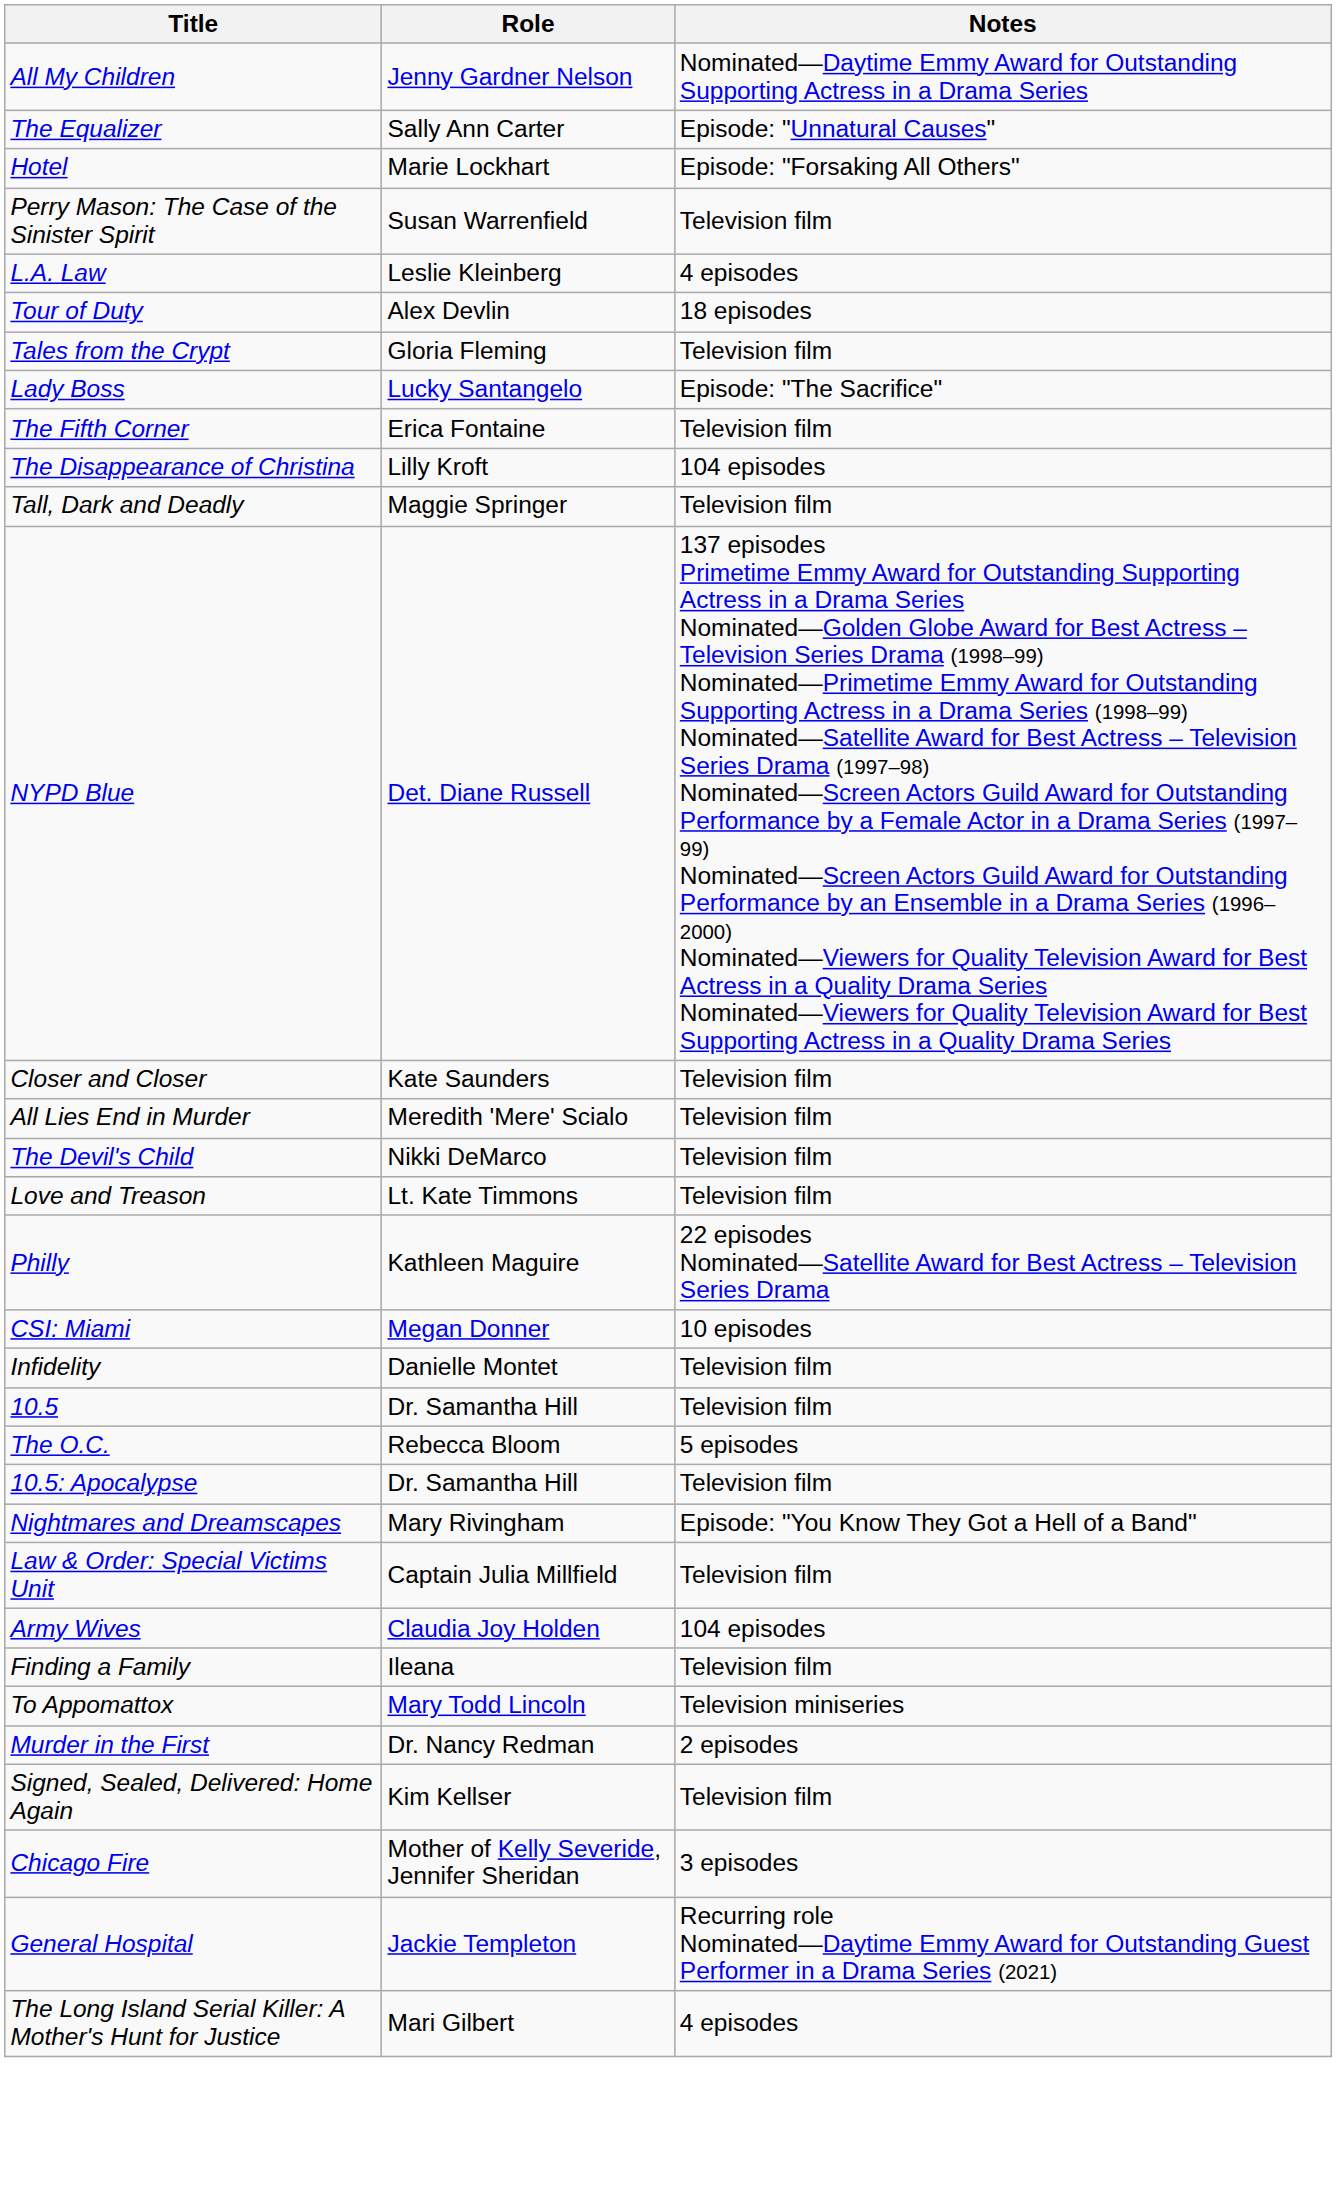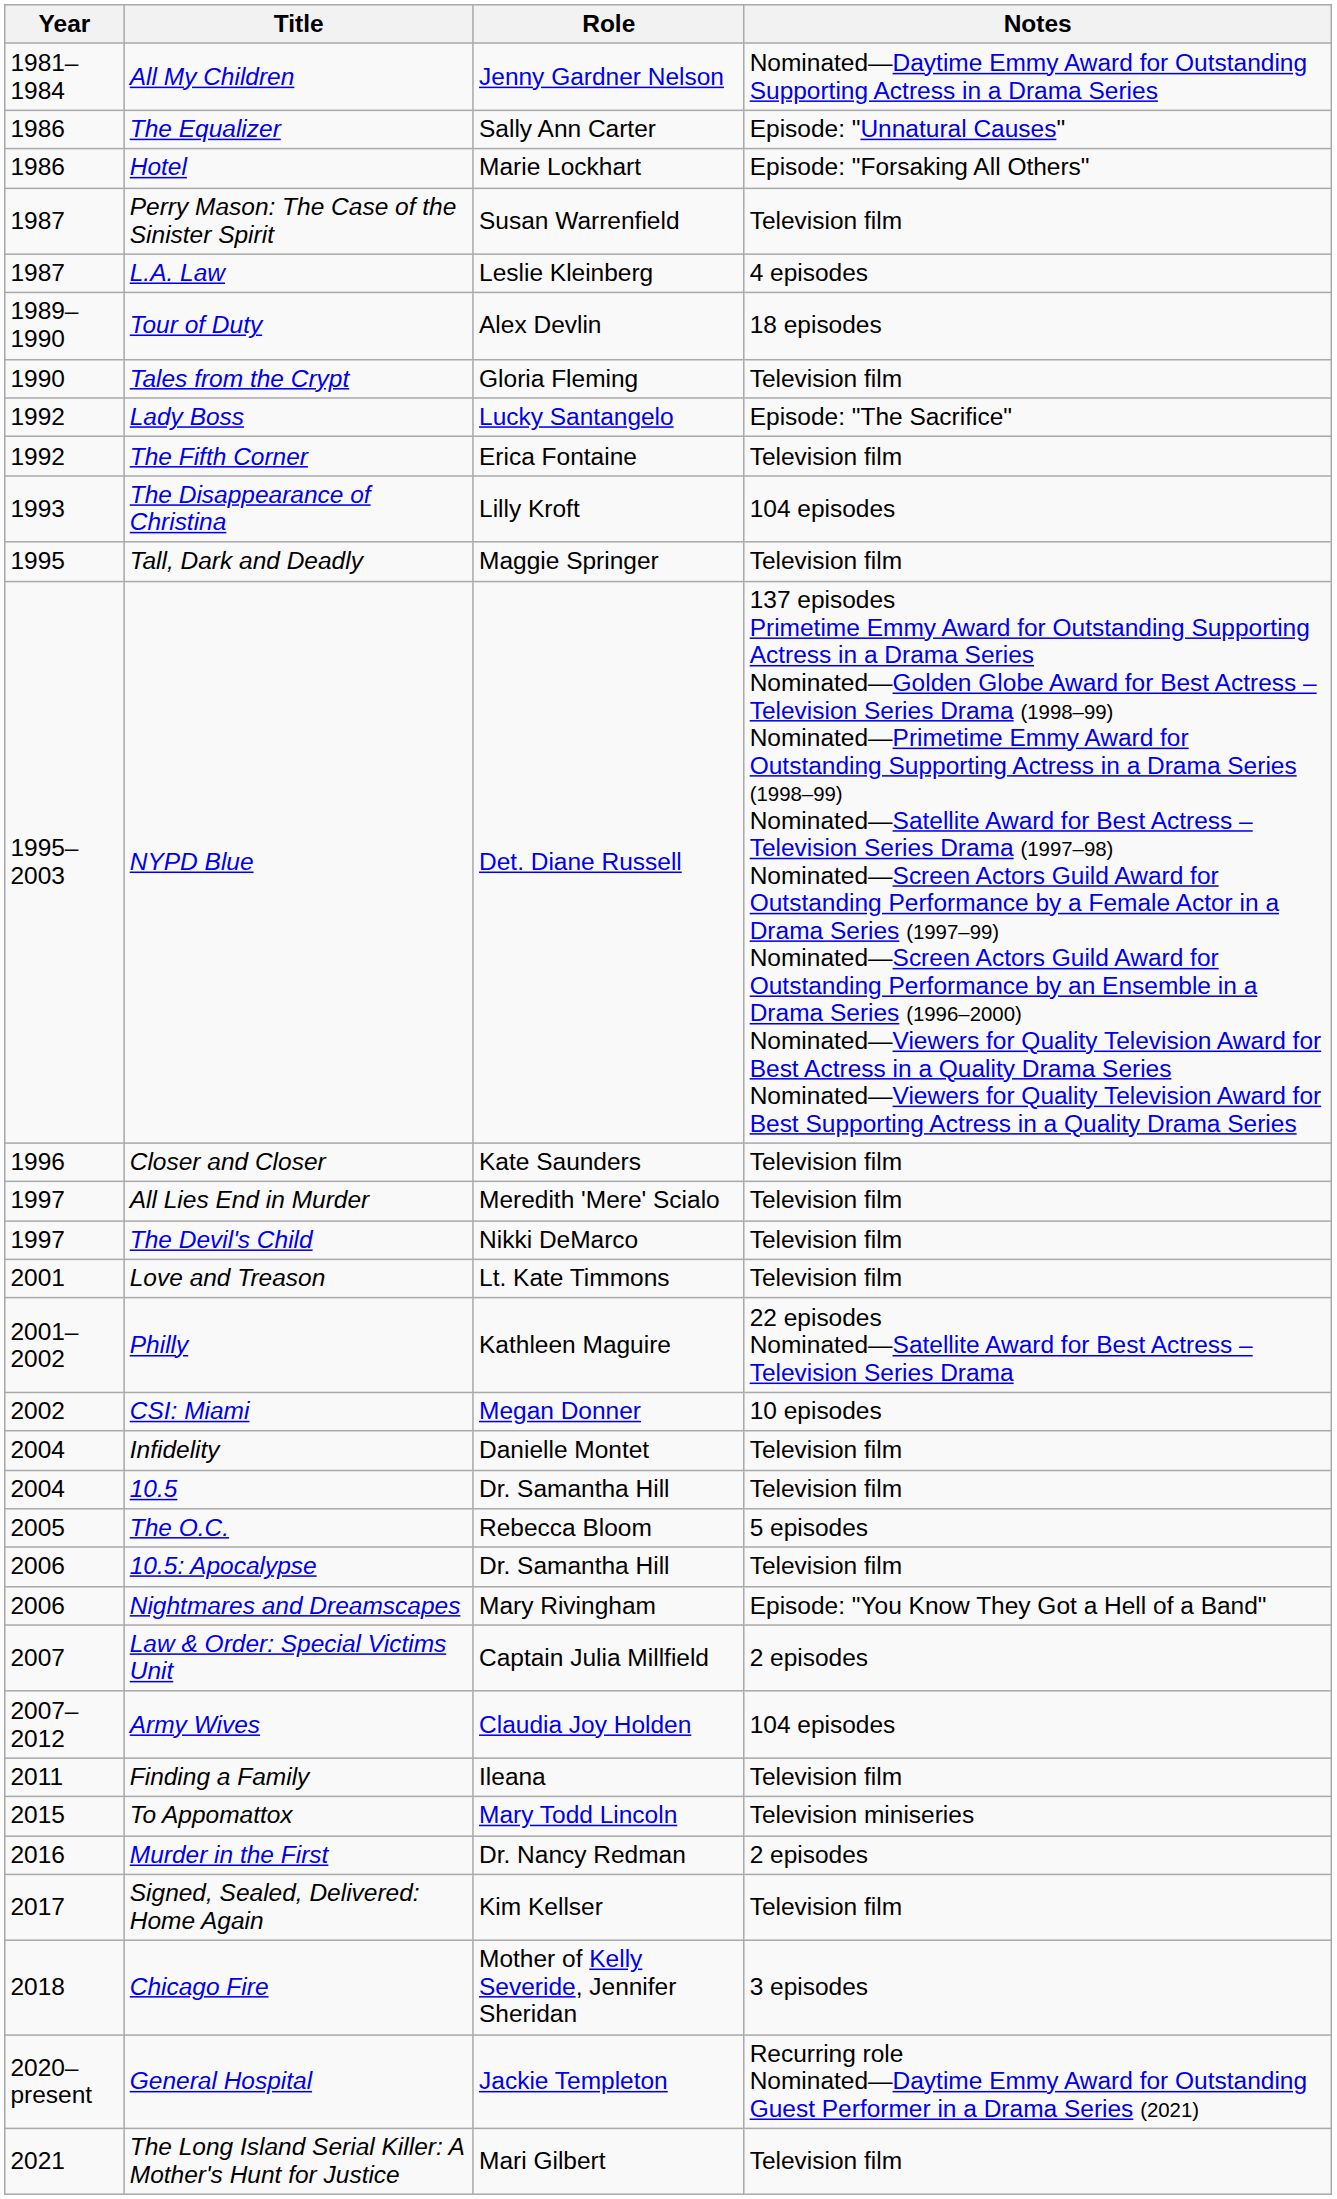+ column: (64, 23)
(756, 1575) Television film -> (809, 1657) 2 episodes
(739, 2023) 4 episodes -> (826, 2161) Television film
